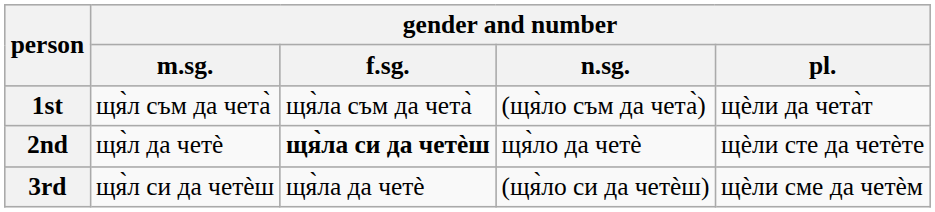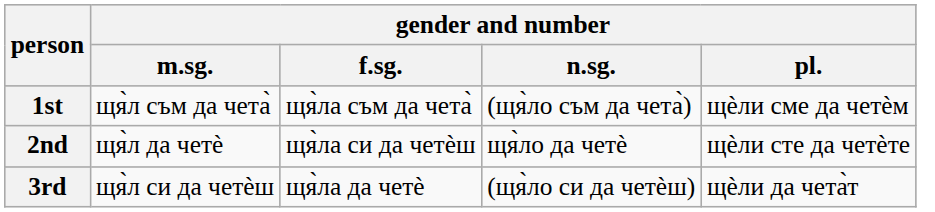(797, 105) щѐли да чета̀т -> (808, 105) щѐли сме да четѐм
(388, 145) bold -> (381, 145) normal
(822, 186) щѐли сме да четѐм -> (783, 186) щѐли да чета̀т
